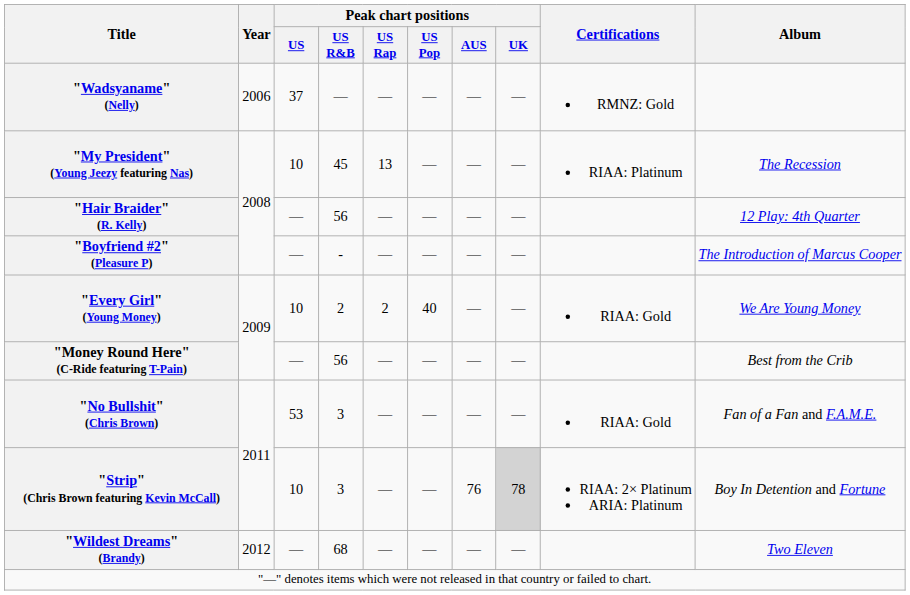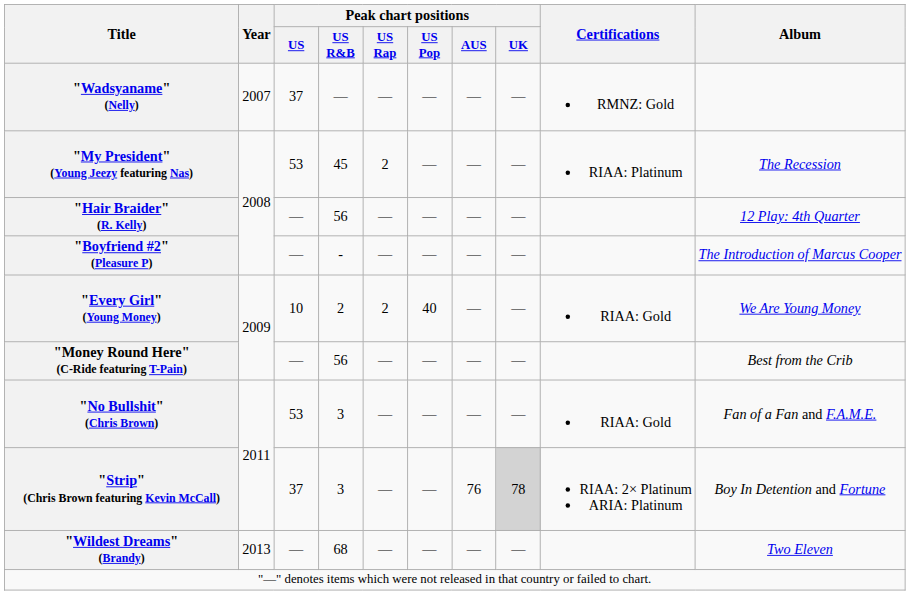(256, 96) 2006 -> (256, 96) 2007
(296, 163) 10 -> (296, 163) 53
(385, 163) 13 -> (385, 163) 2
(296, 489) 10 -> (296, 489) 37
(256, 549) 2012 -> (256, 549) 2013
